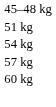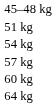+ row: (19, 96)
